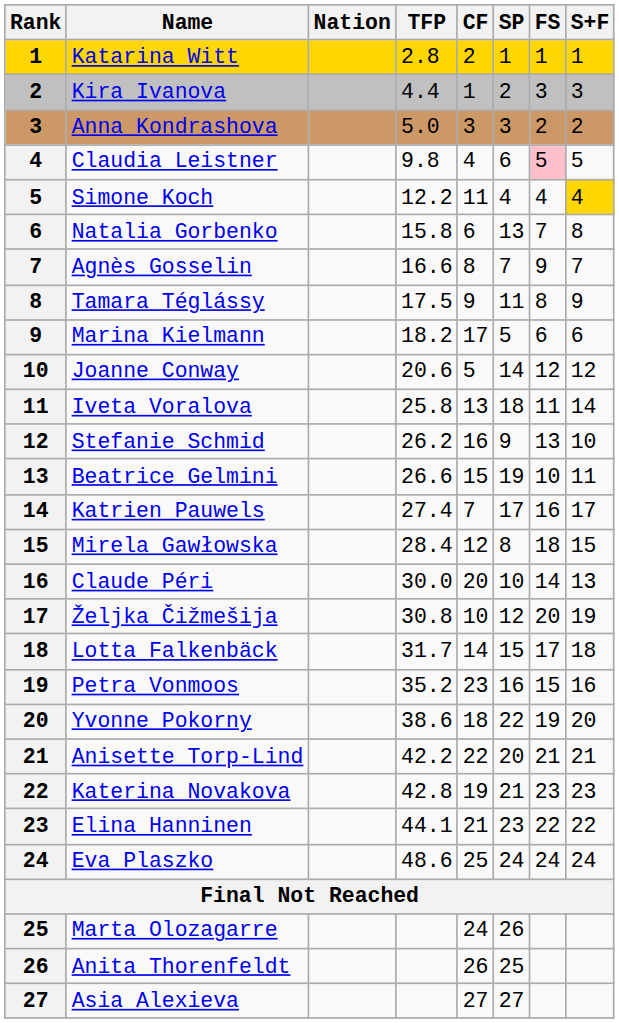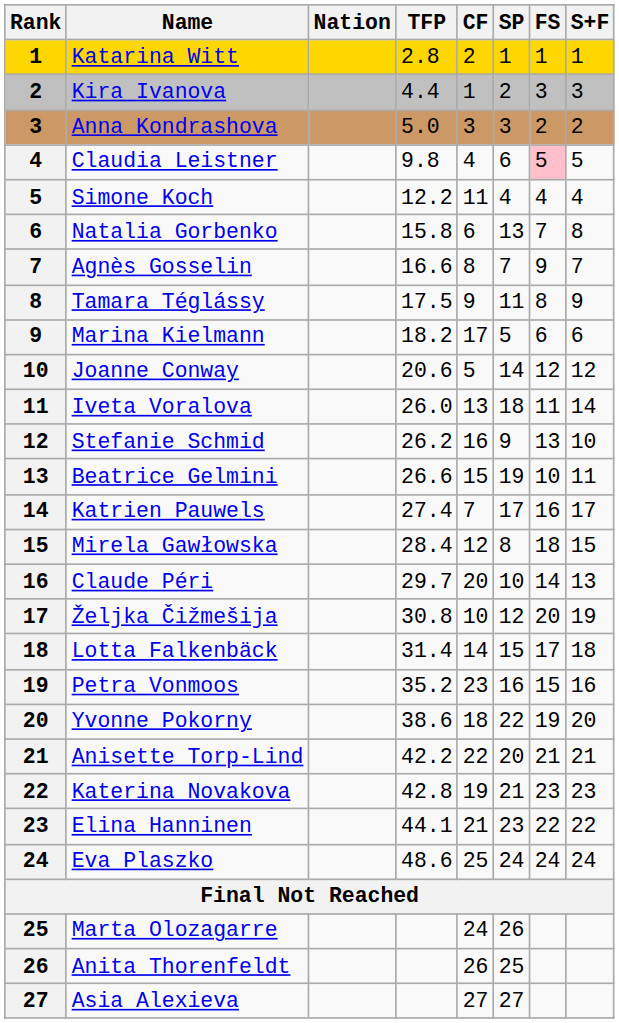(577, 197) gold background -> (577, 197) no background
(427, 407) 25.8 -> (427, 407) 26.0
(427, 582) 30.0 -> (427, 582) 29.7
(427, 652) 31.7 -> (427, 652) 31.4
